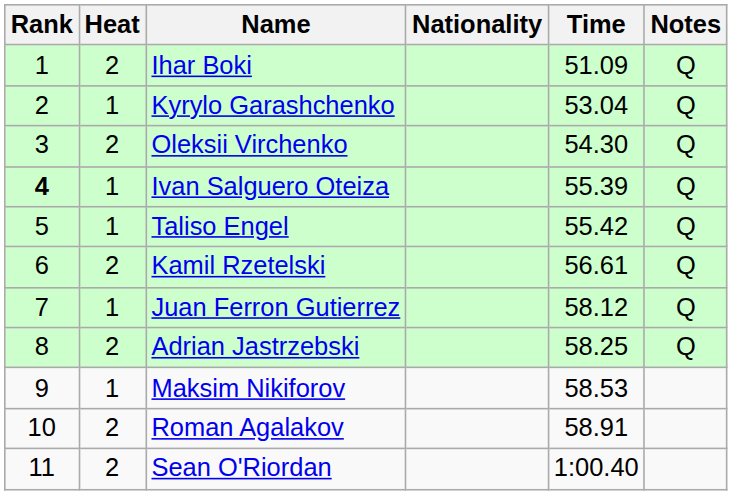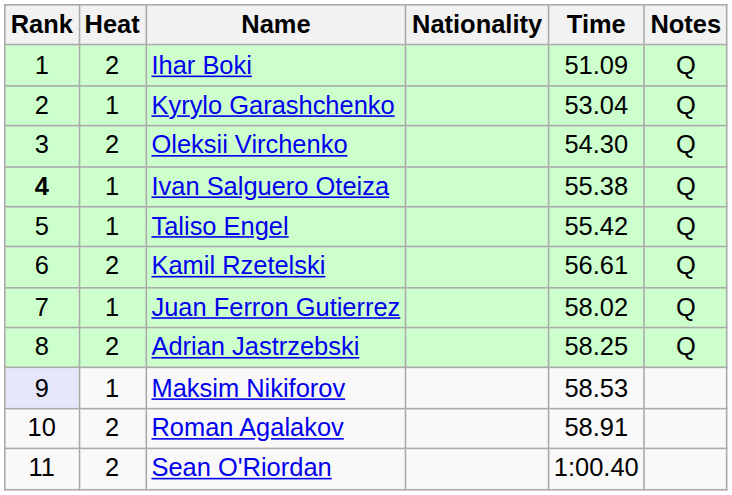(596, 186) 55.39 -> (596, 186) 55.38
(596, 307) 58.12 -> (596, 307) 58.02
(42, 387) no background -> (42, 387) lavender background
